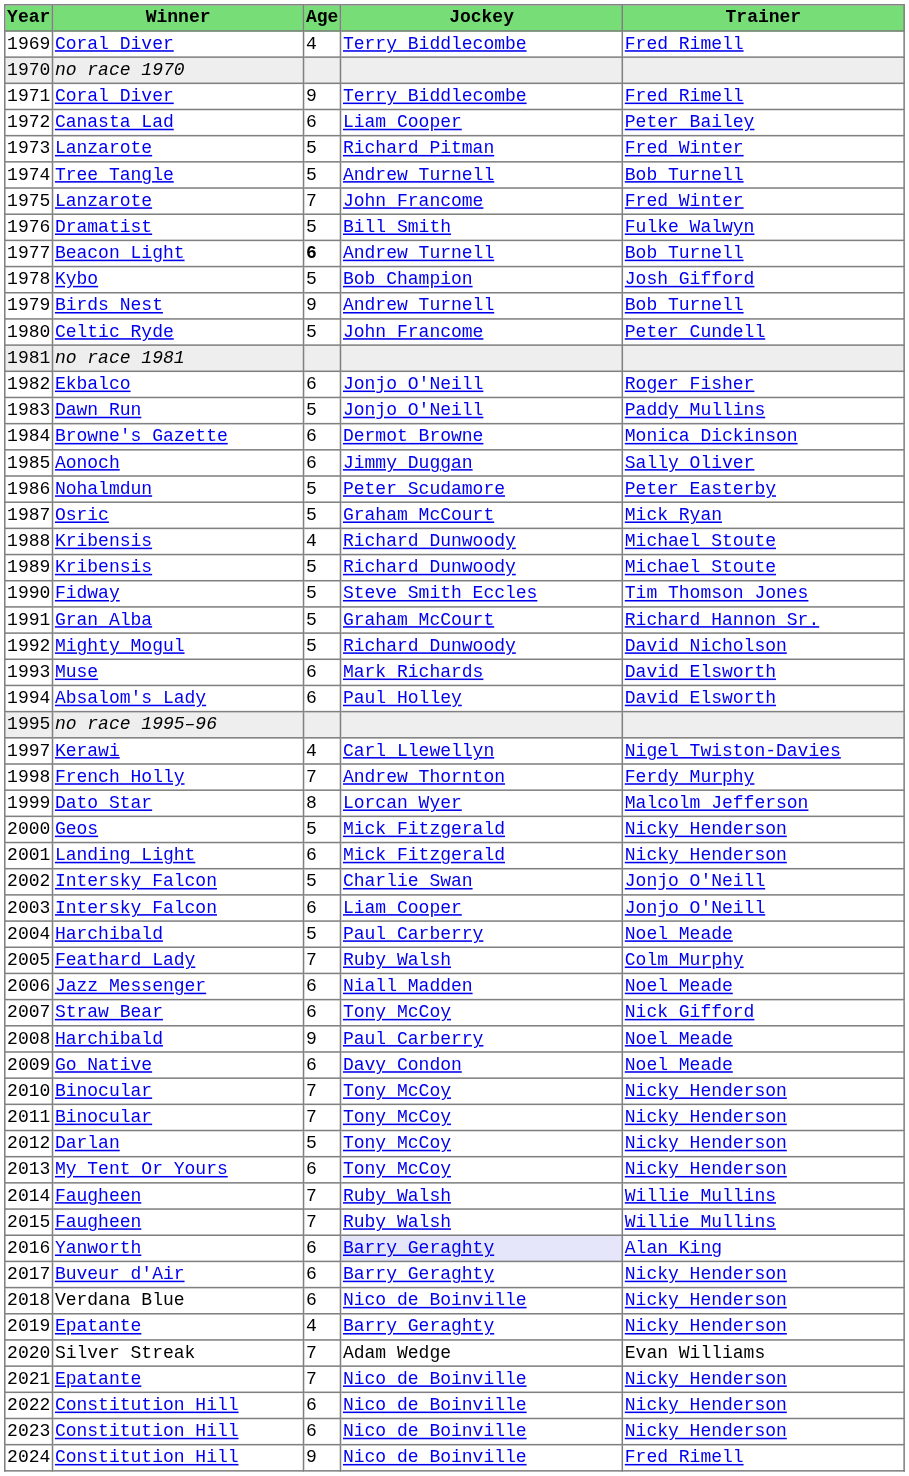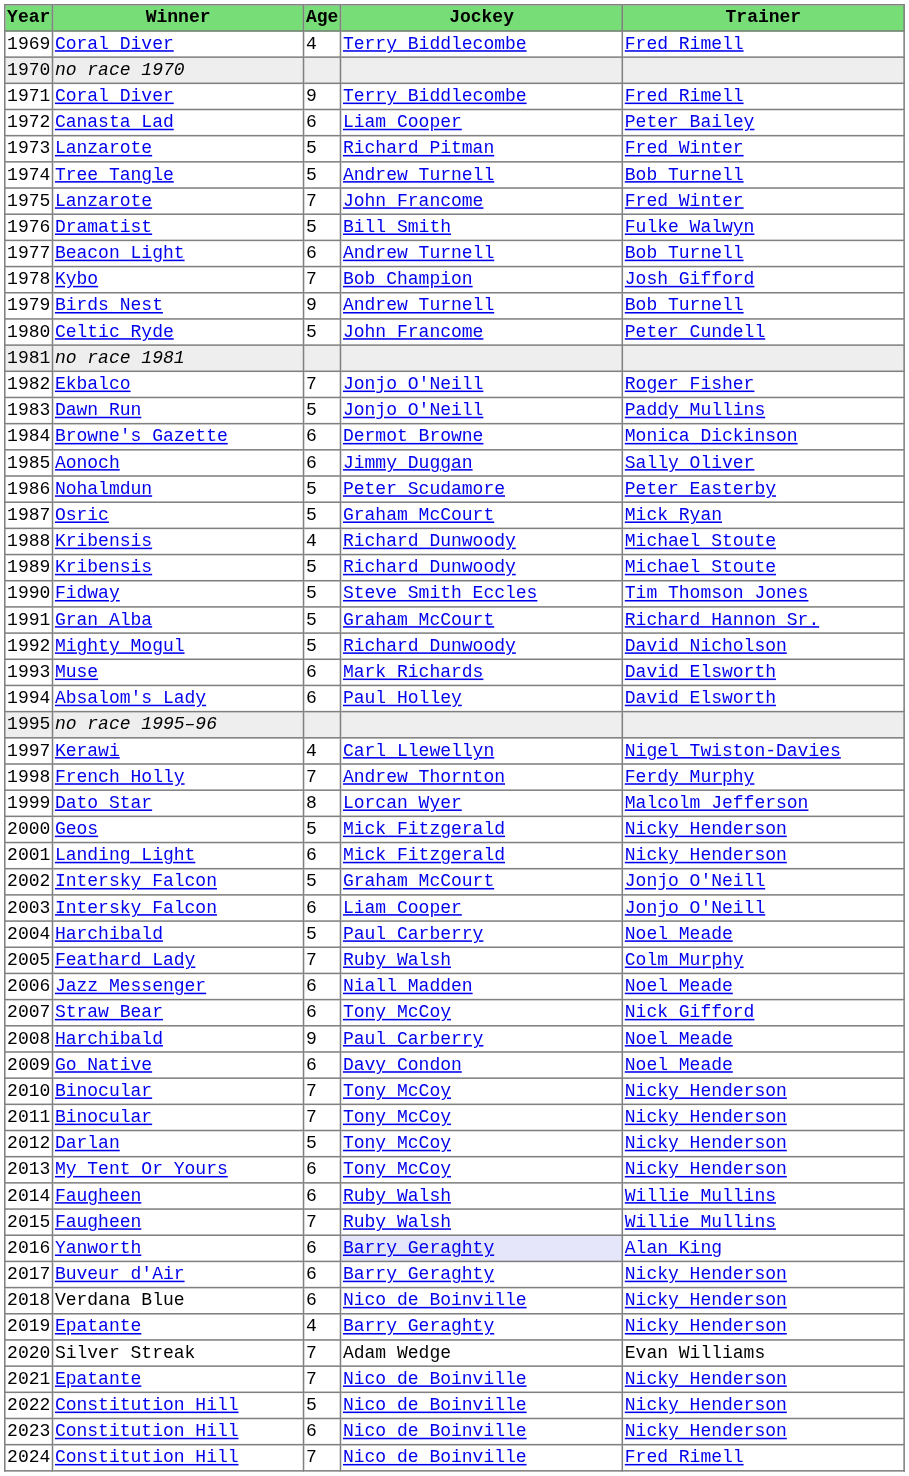(311, 253) bold -> (311, 253) normal
(311, 280) 5 -> (311, 280) 7
(311, 384) 6 -> (311, 384) 7
(408, 882) Charlie Swan -> (419, 882) Graham McCourt
(311, 1196) 7 -> (311, 1196) 6
(311, 1405) 6 -> (311, 1405) 5
(311, 1458) 9 -> (311, 1458) 7
